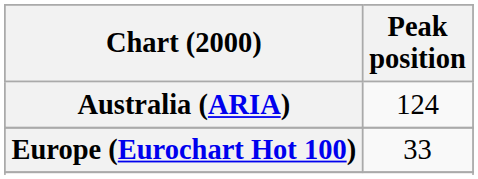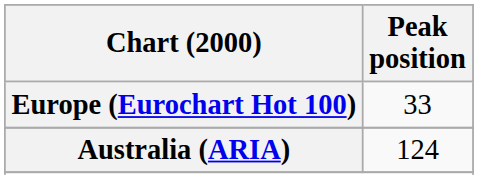rows swapped: (184, 104) <-> (184, 149)
